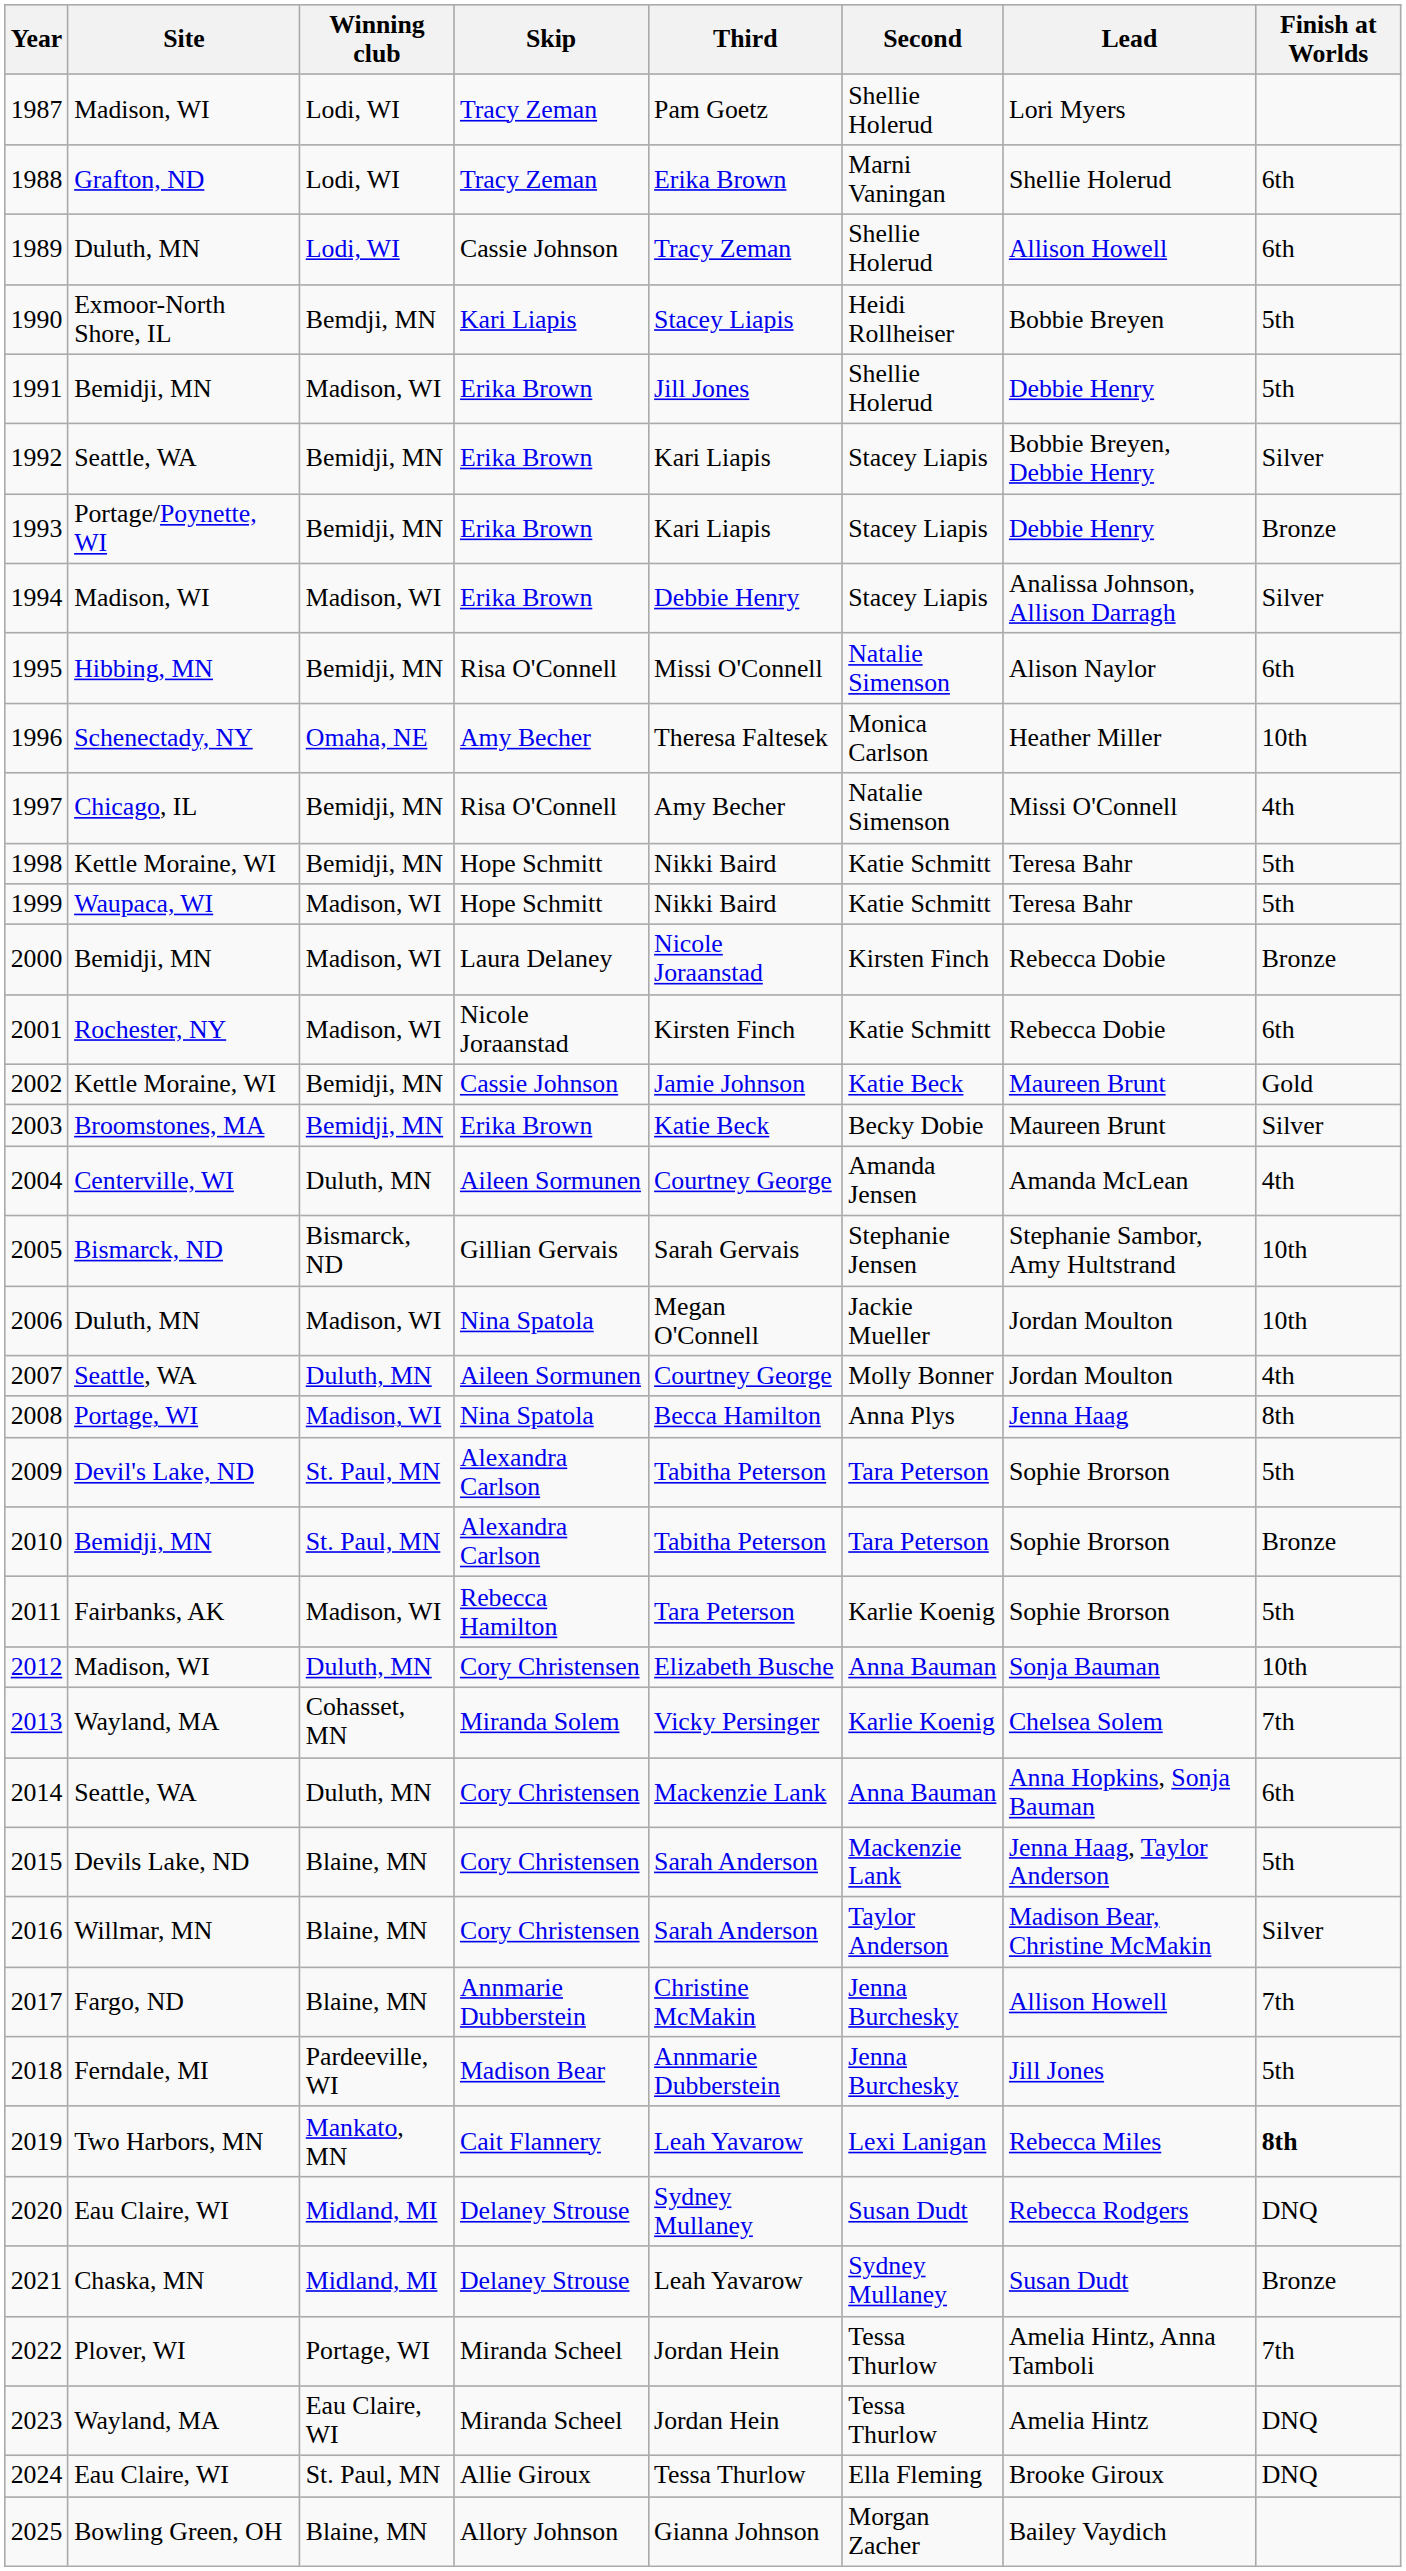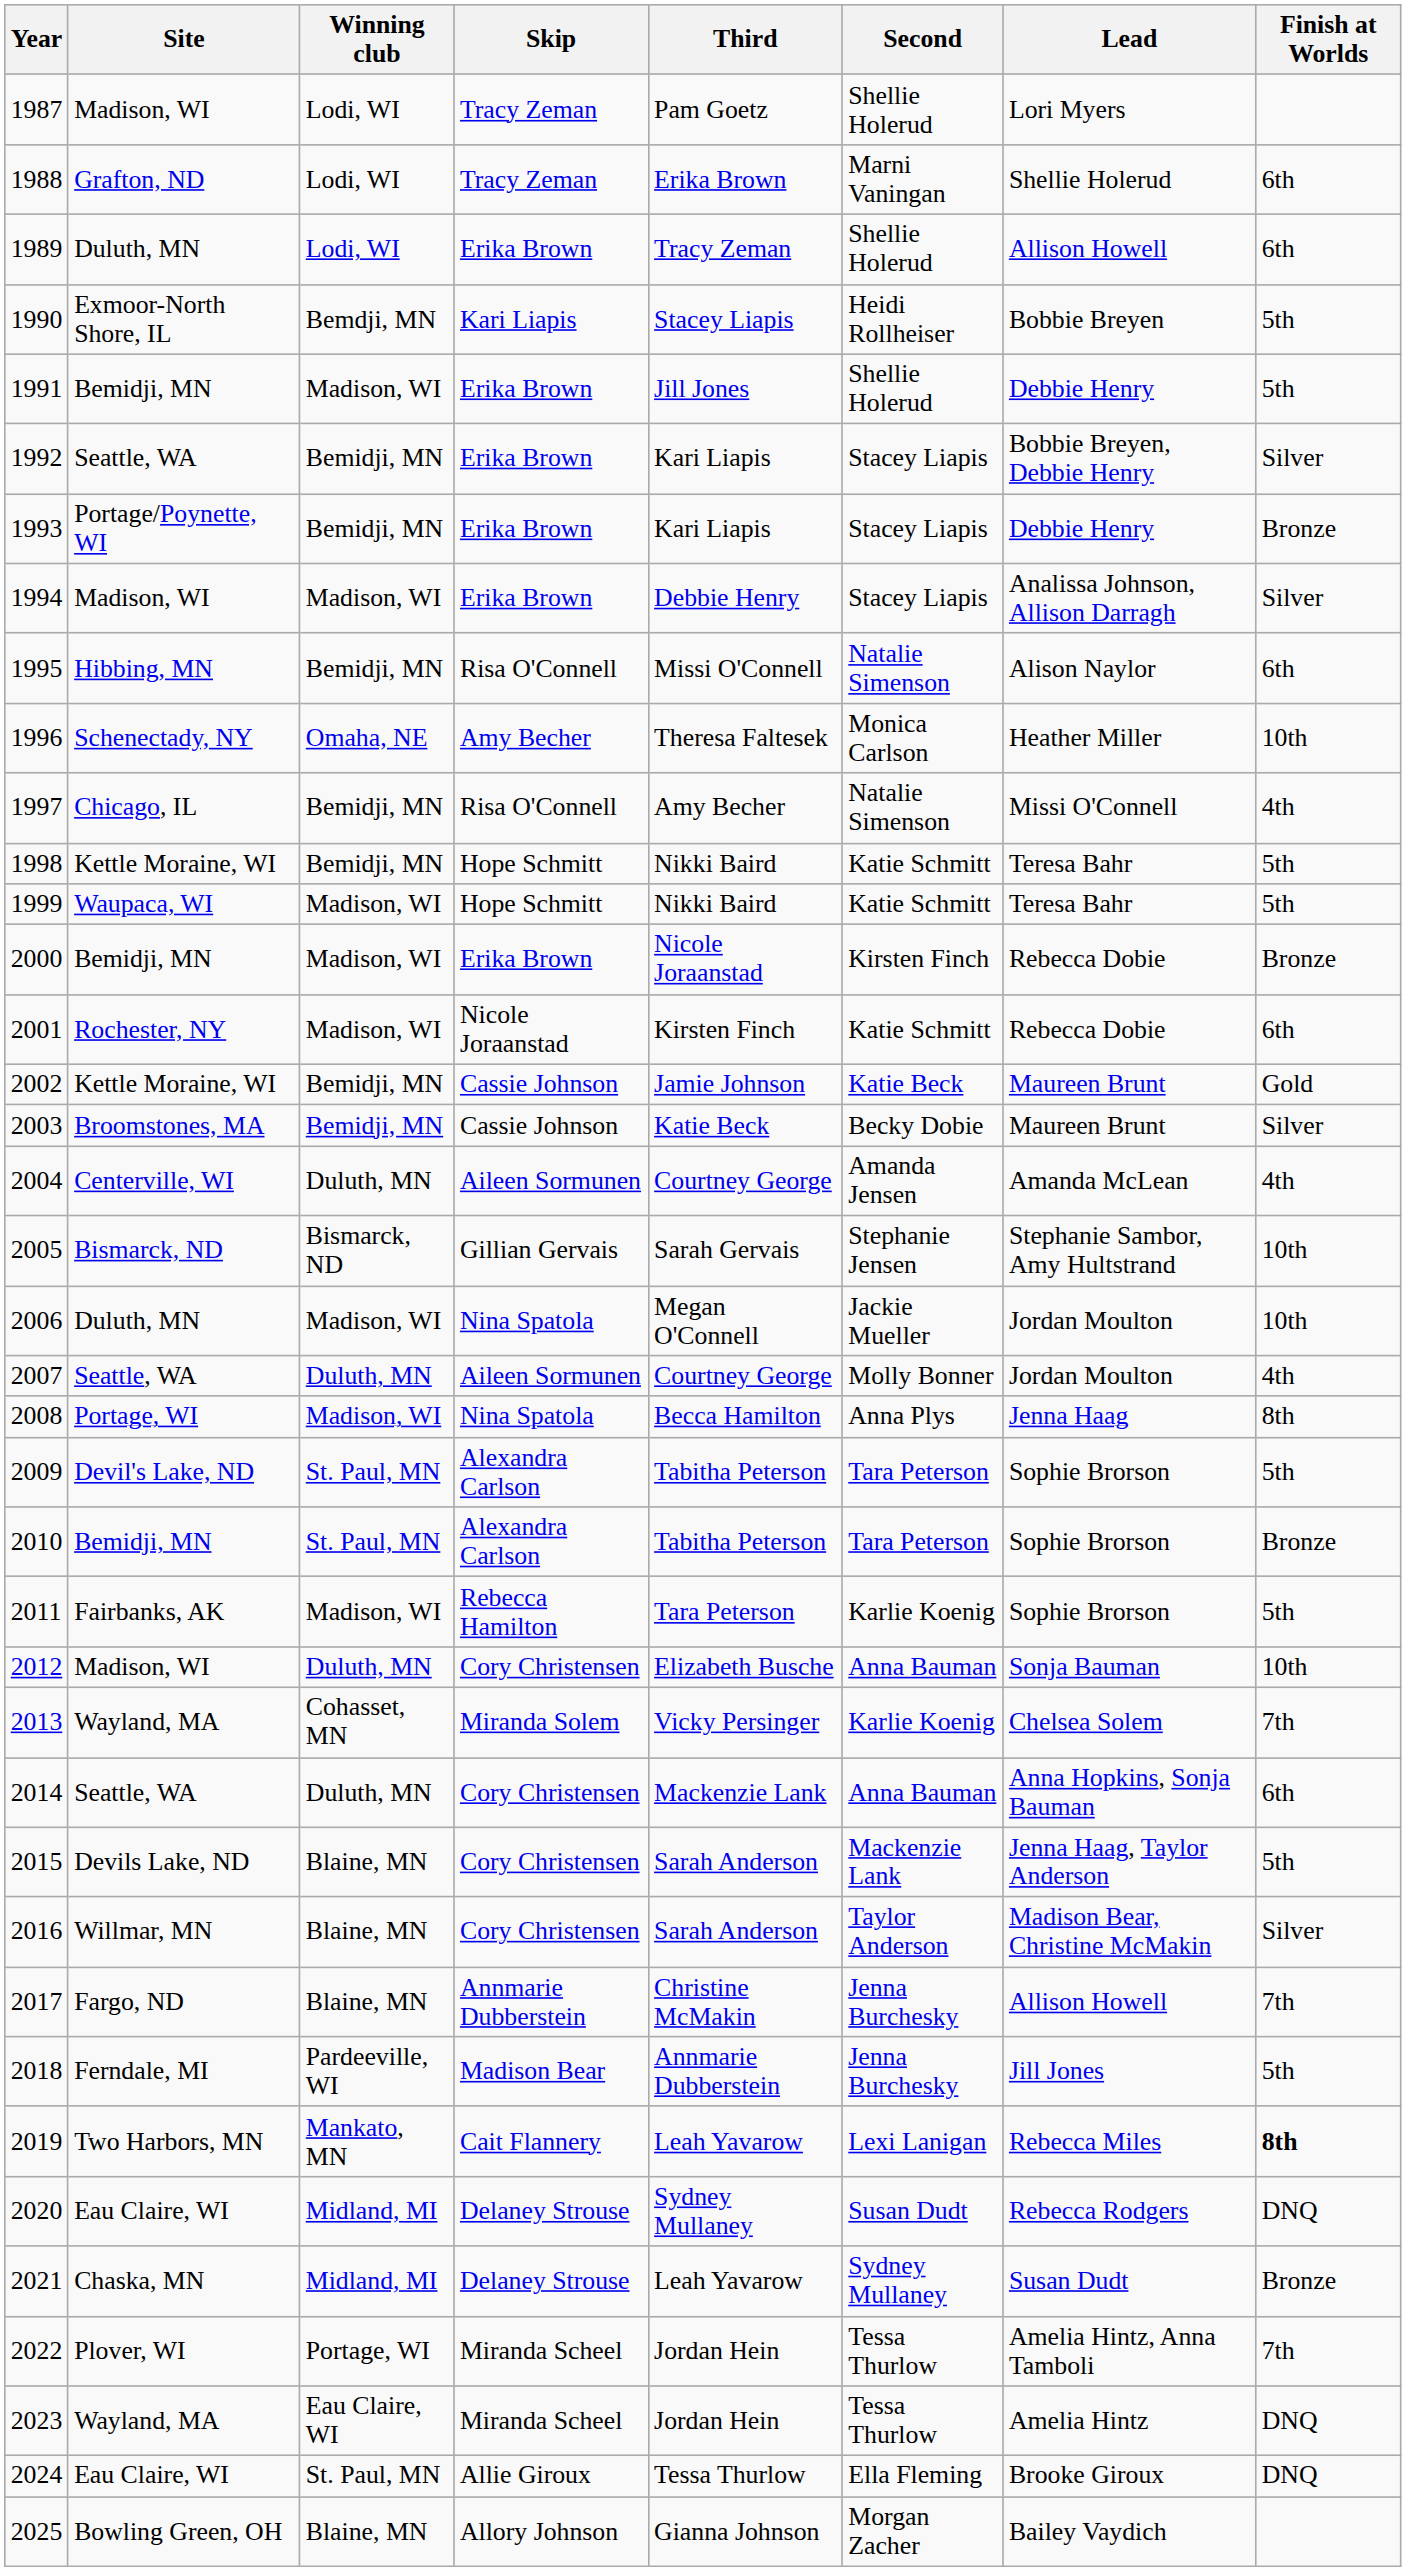(539, 248) Cassie Johnson -> (526, 248) Erika Brown
(536, 959) Laura Delaney -> (526, 959) Erika Brown
(526, 1125) Erika Brown -> (539, 1125) Cassie Johnson
